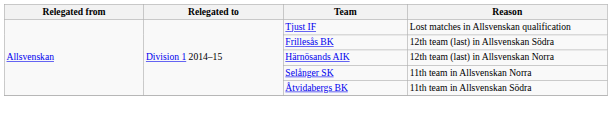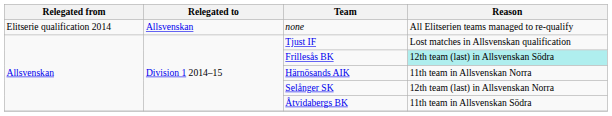+ row: (295, 27)
(482, 42) no background -> (482, 57) paleturquoise background
(482, 57) 12th team (last) in Allsvenskan Norra -> (471, 73) 11th team in Allsvenskan Norra
(471, 73) 11th team in Allsvenskan Norra -> (482, 88) 12th team (last) in Allsvenskan Norra
